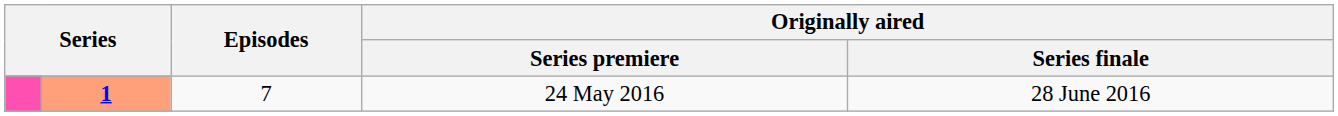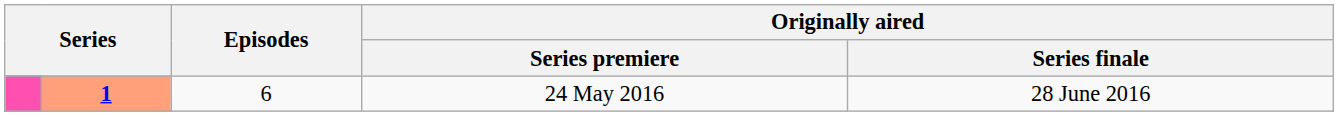(266, 93) 7 -> (266, 93) 6
